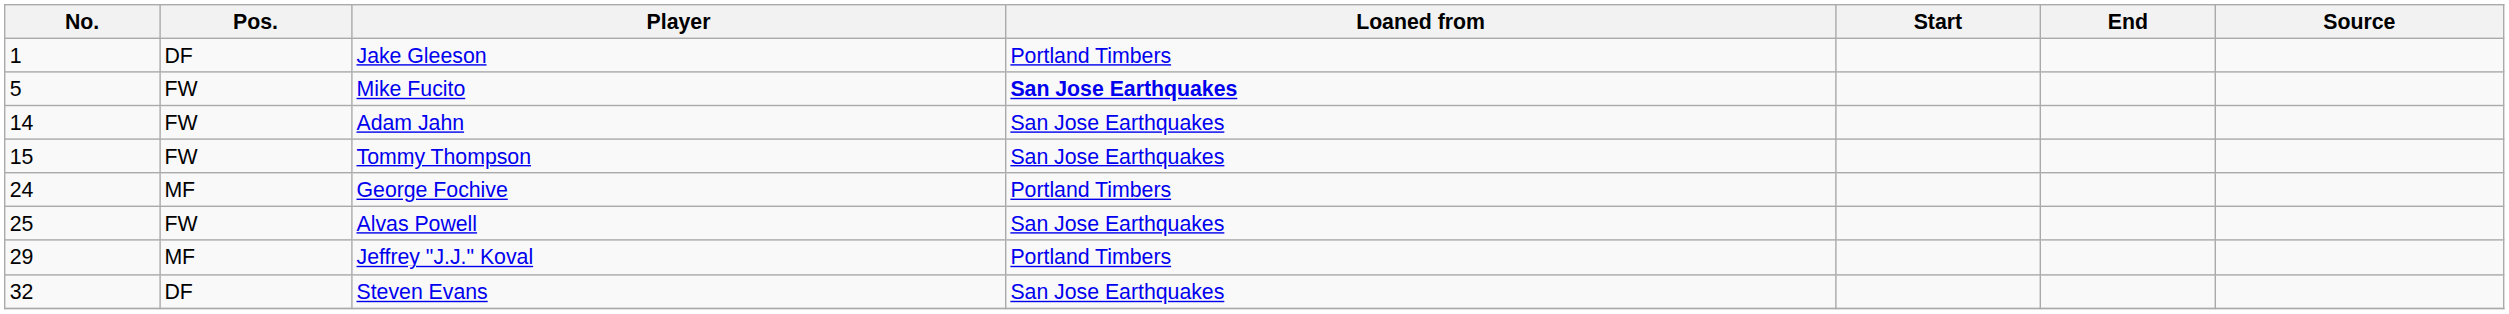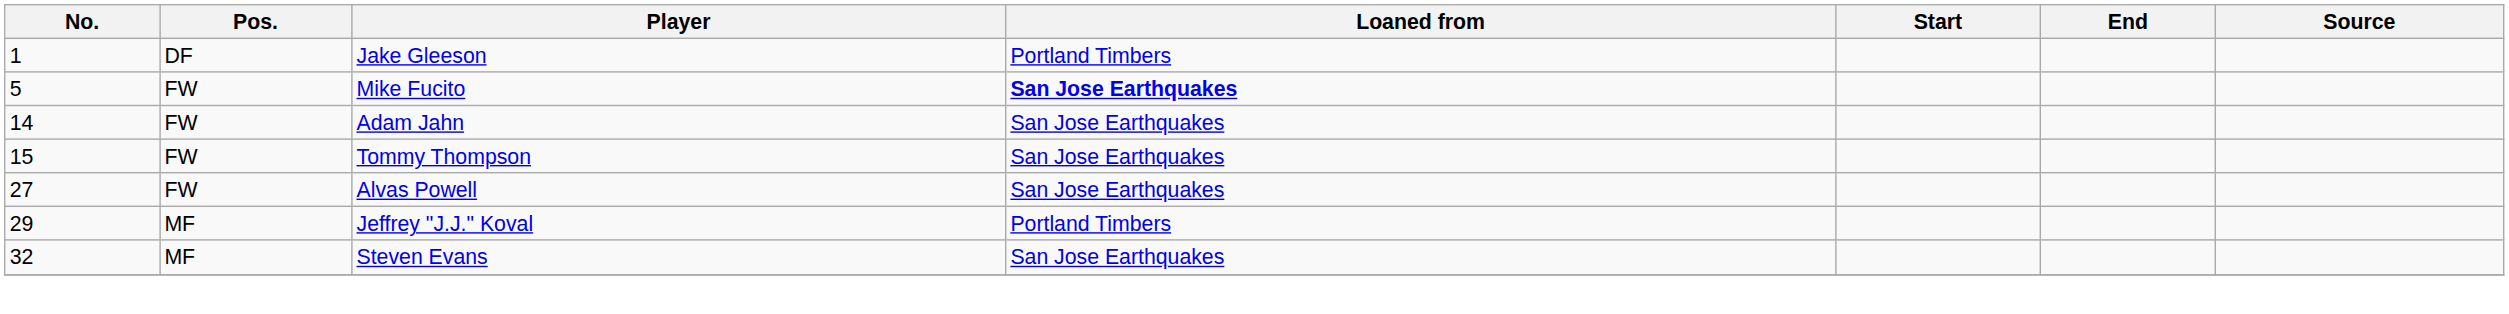- row: (432, 190)
(21, 224) 25 -> (21, 190) 27
(179, 291) DF -> (180, 258) MF
